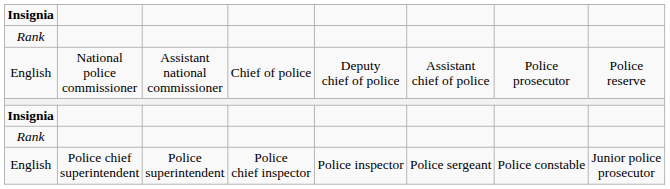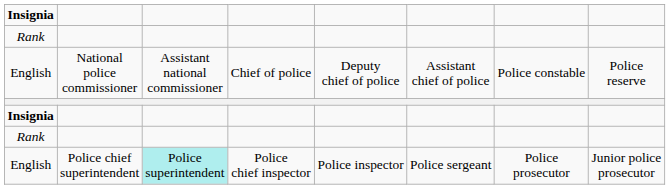(541, 72) Police prosecutor -> (541, 72) Police constable
(185, 165) no background -> (185, 165) paleturquoise background
(541, 165) Police constable -> (541, 165) Police prosecutor
